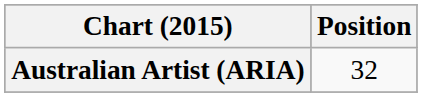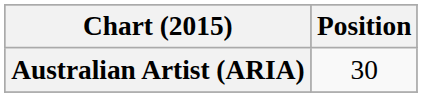(364, 69) 32 -> (364, 69) 30
